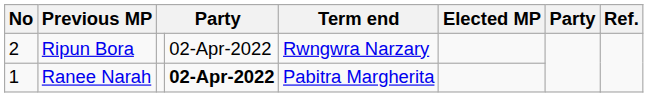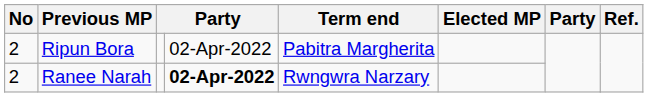(356, 48) Rwngwra Narzary -> (359, 48) Pabitra Margherita
(14, 77) 1 -> (14, 77) 2
(359, 77) Pabitra Margherita -> (356, 77) Rwngwra Narzary
